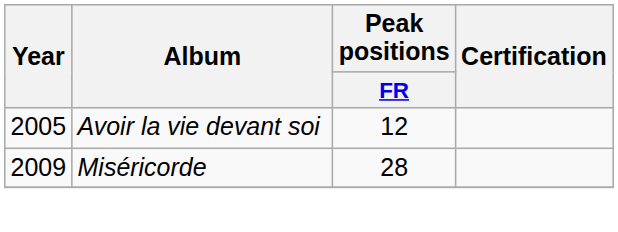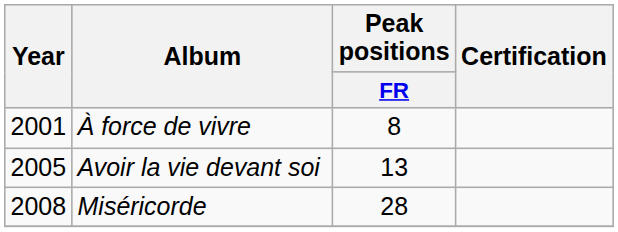+ row: (164, 127)
(394, 127) 12 -> (394, 167) 13
(38, 167) 2009 -> (38, 206) 2008
